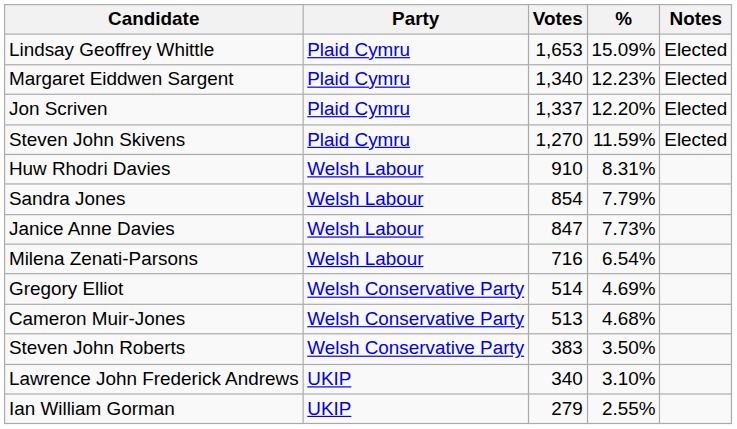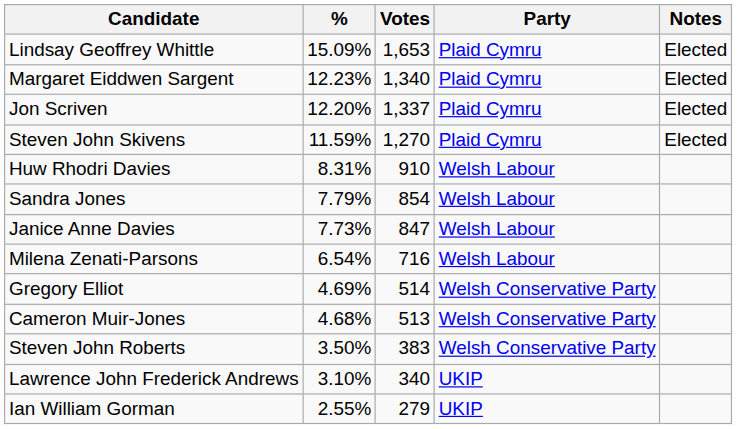columns swapped: (416, 19) <-> (624, 19)
